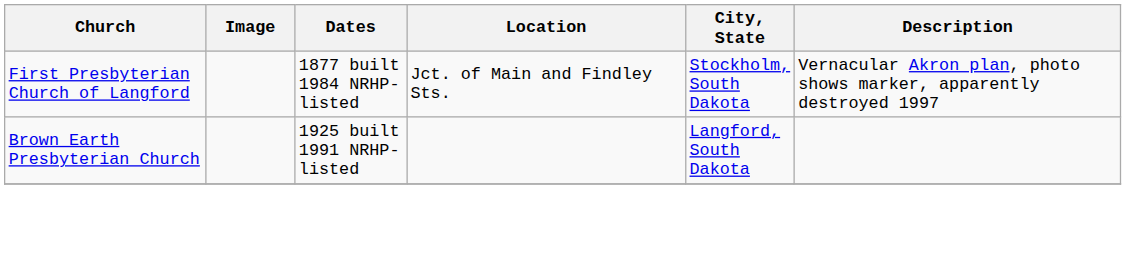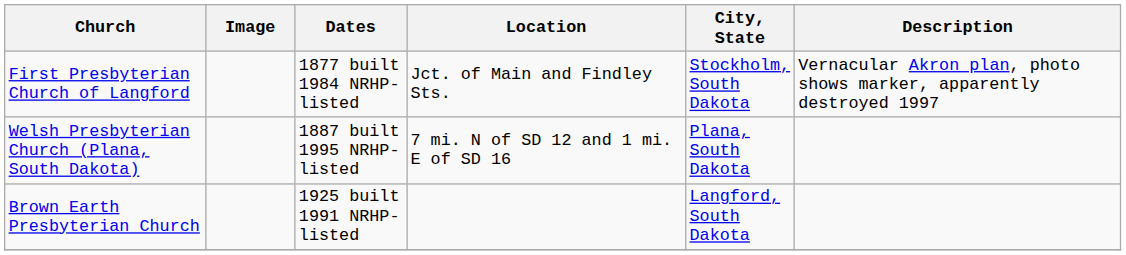+ row: (99, 150)
